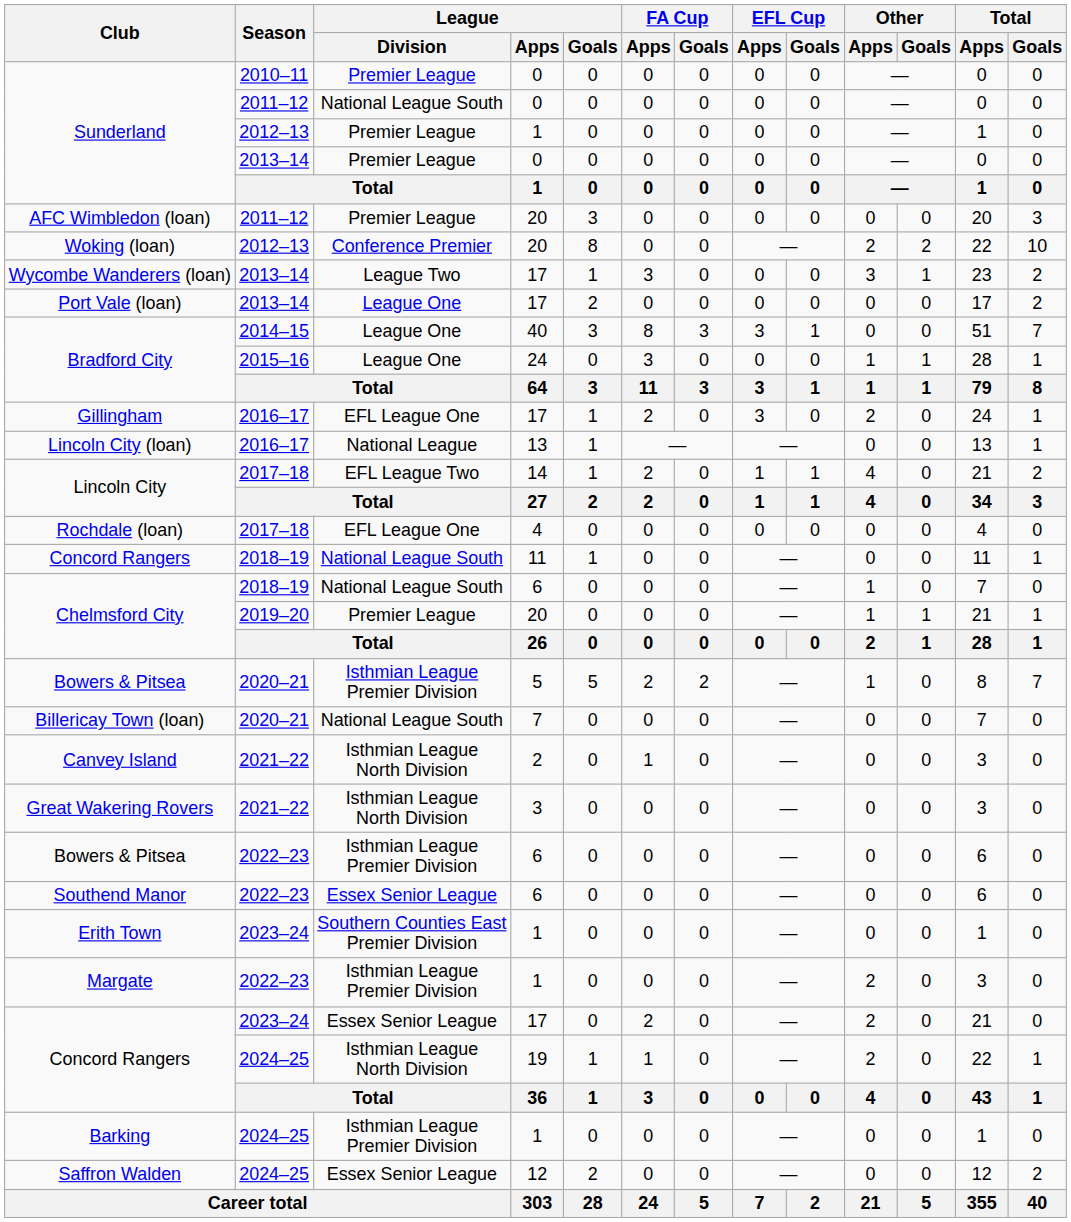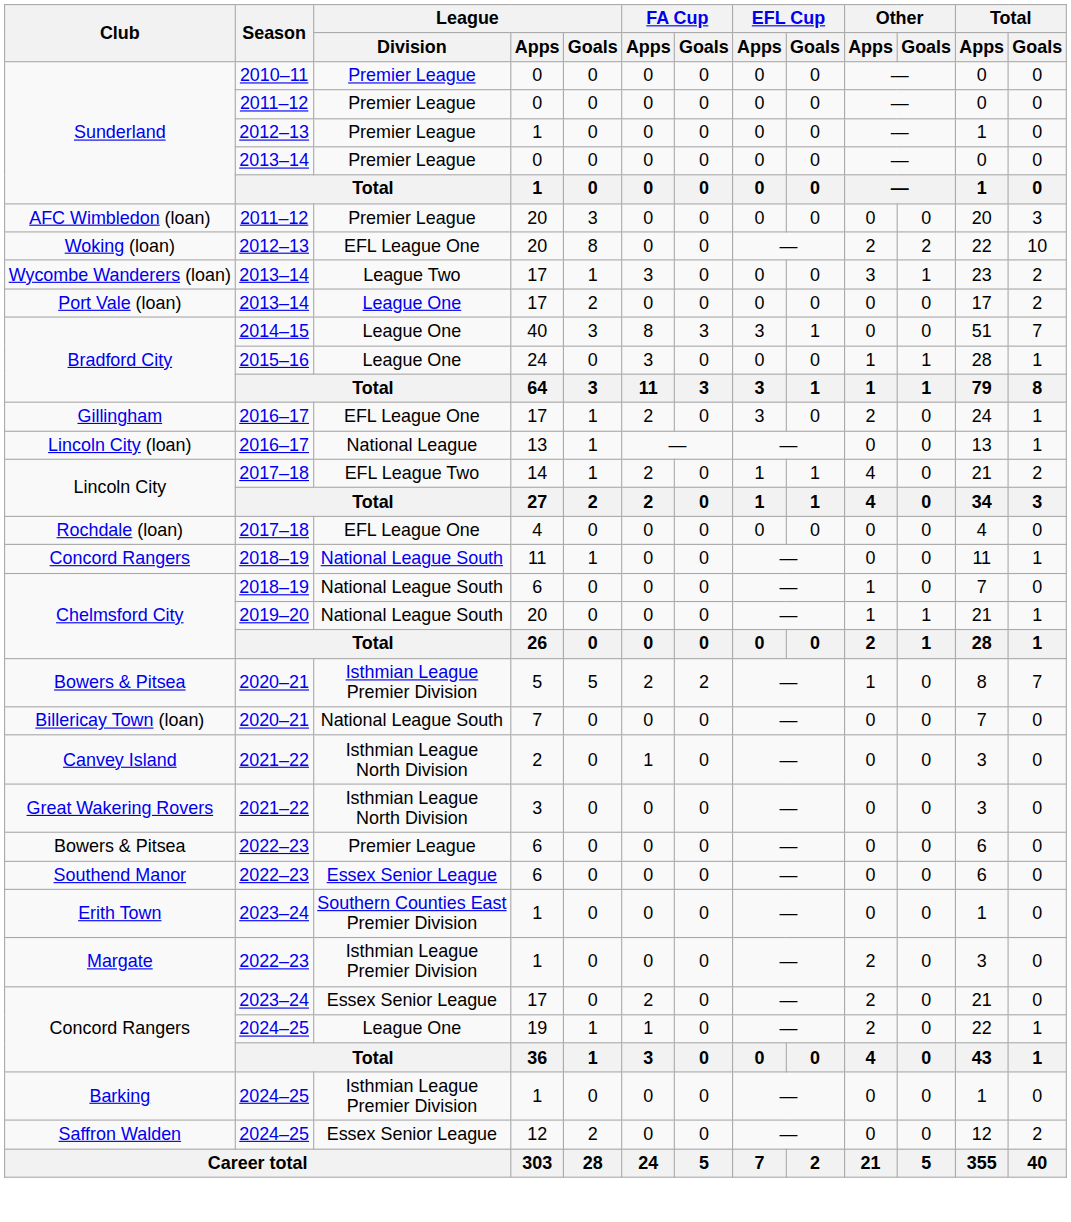(412, 103) National League South -> (412, 103) Premier League
(412, 246) Conference Premier -> (412, 246) EFL League One
(412, 615) Premier League -> (412, 615) National League South
(412, 856) Isthmian League Premier Division -> (412, 846) Premier League
(412, 1059) Isthmian League North Division -> (412, 1028) League One
